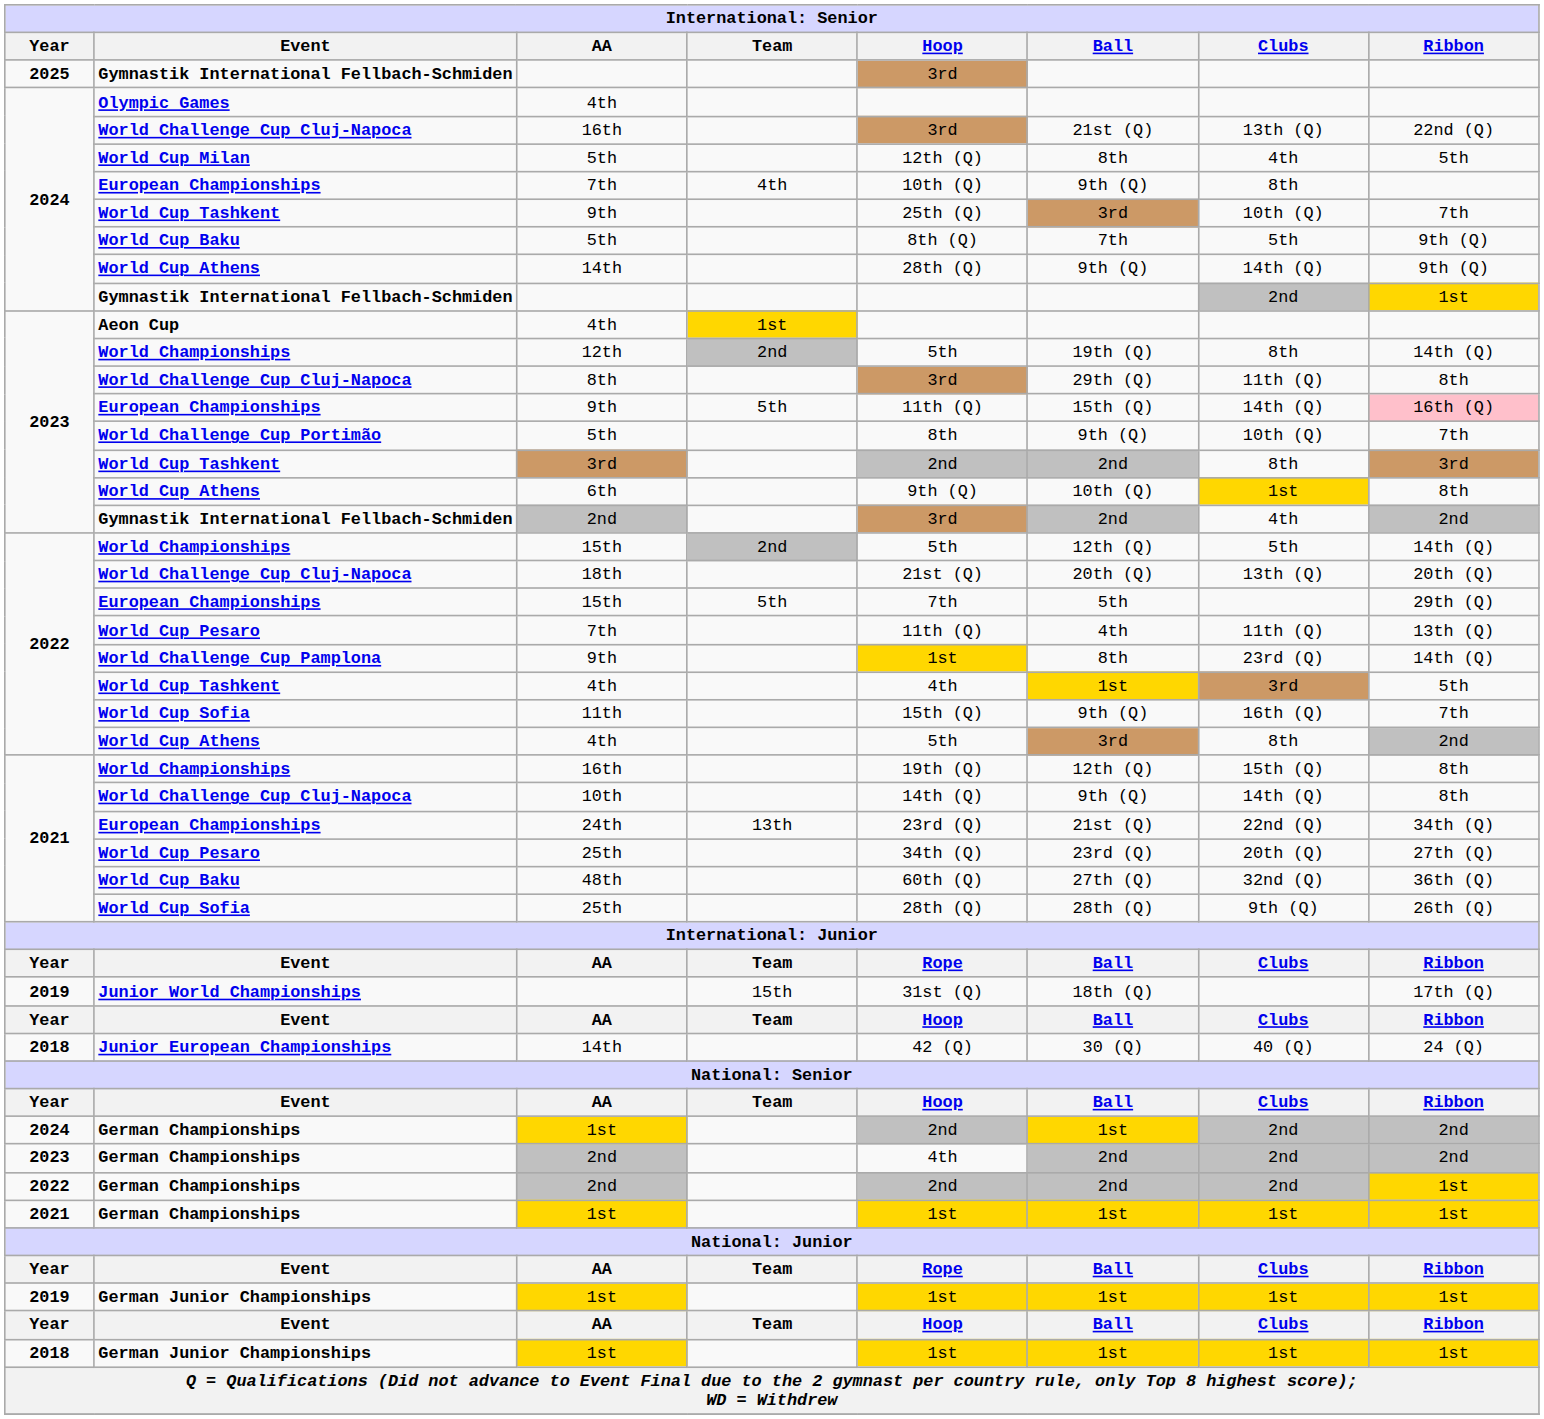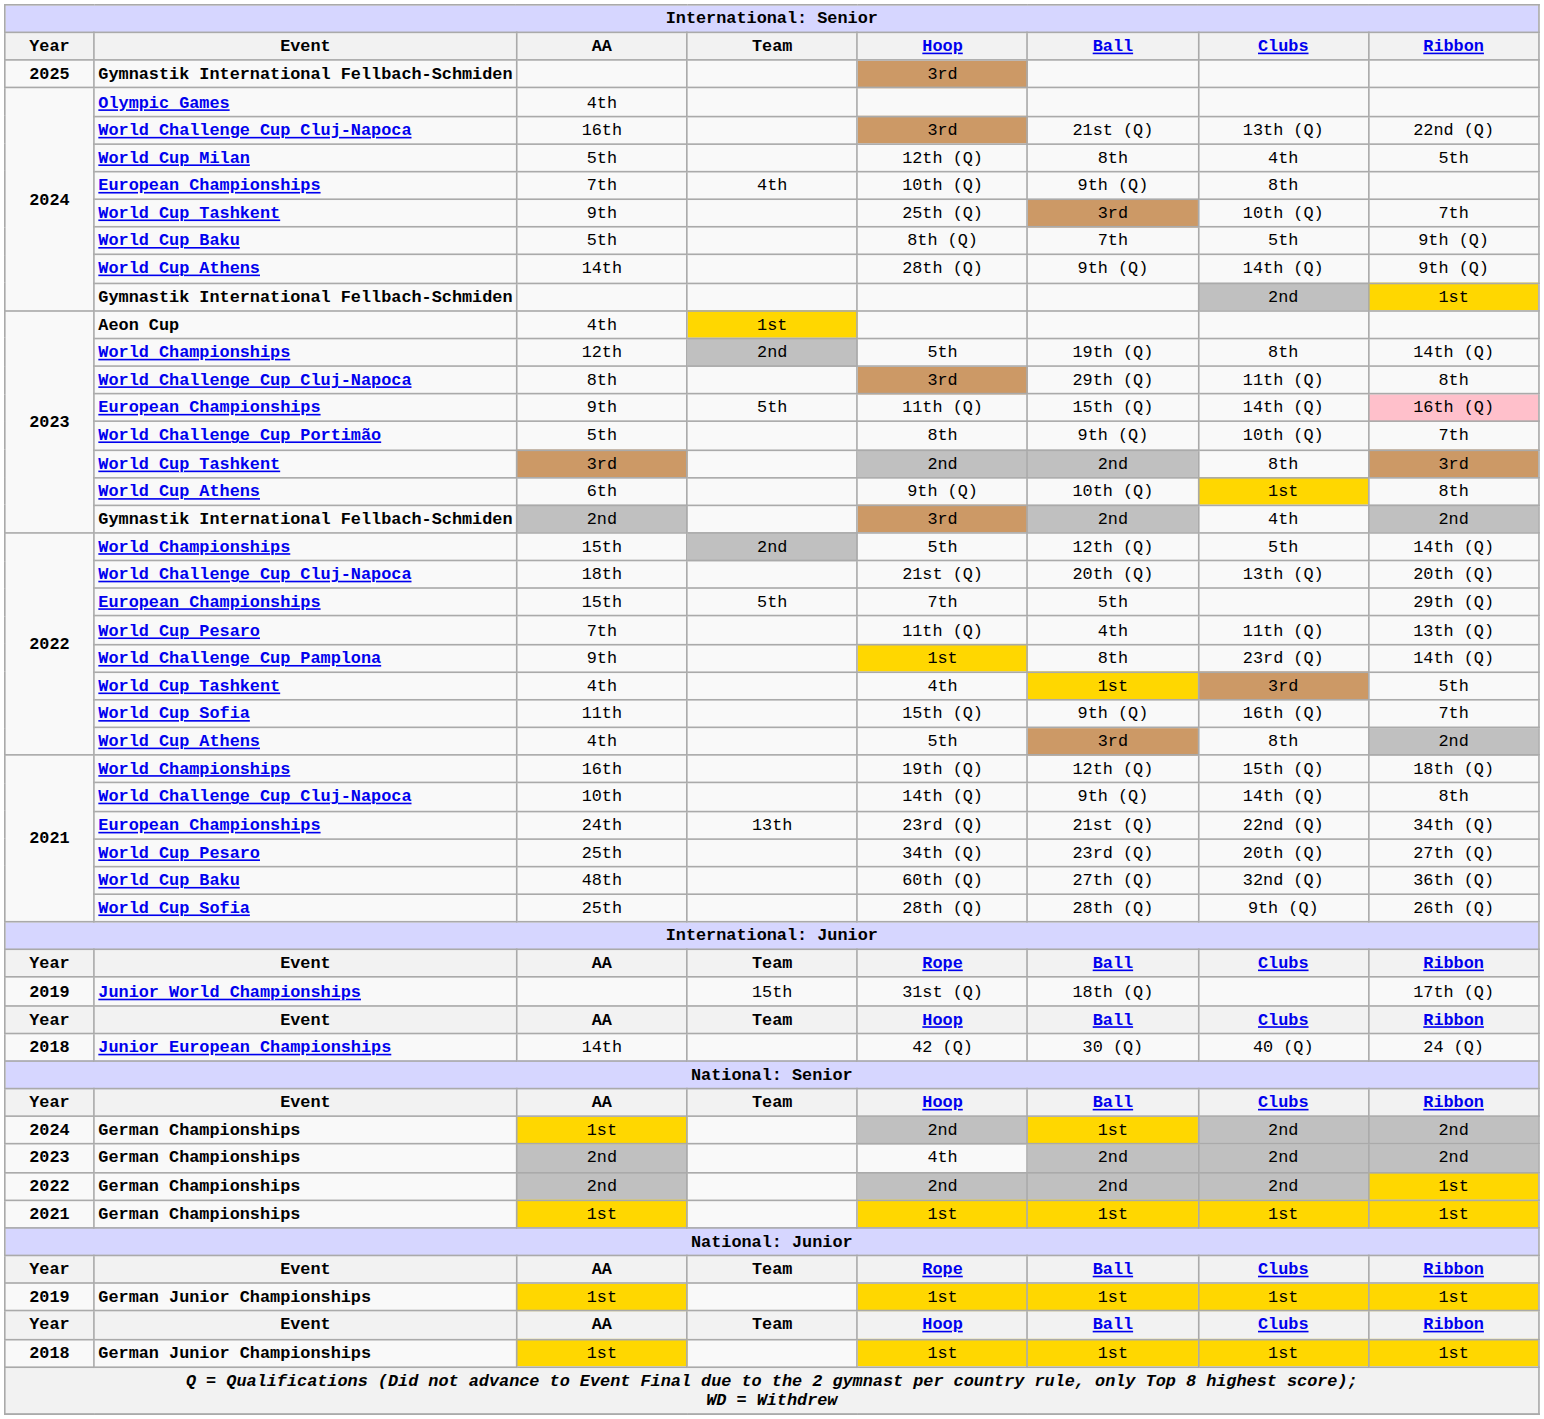(1454, 770) 8th -> (1454, 770) 18th (Q)
